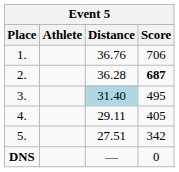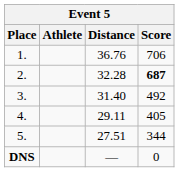(112, 75) 36.28 -> (112, 75) 32.28
(112, 95) lightblue background -> (112, 95) no background
(156, 95) 495 -> (156, 95) 492
(156, 136) 342 -> (156, 136) 344
